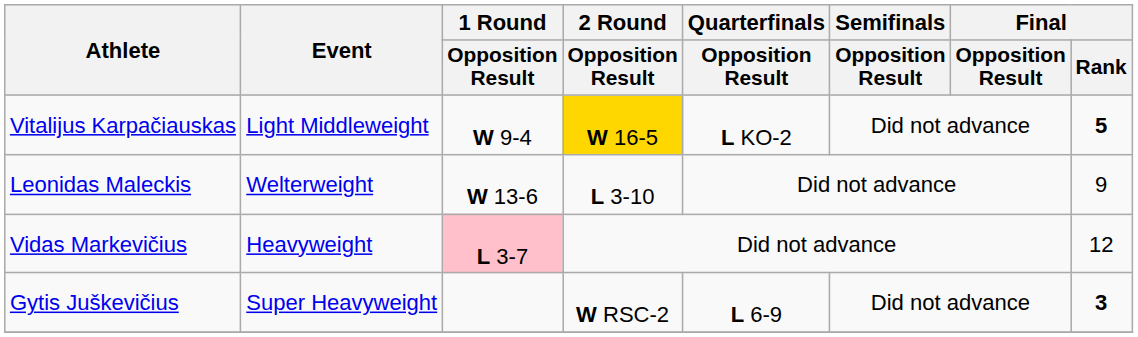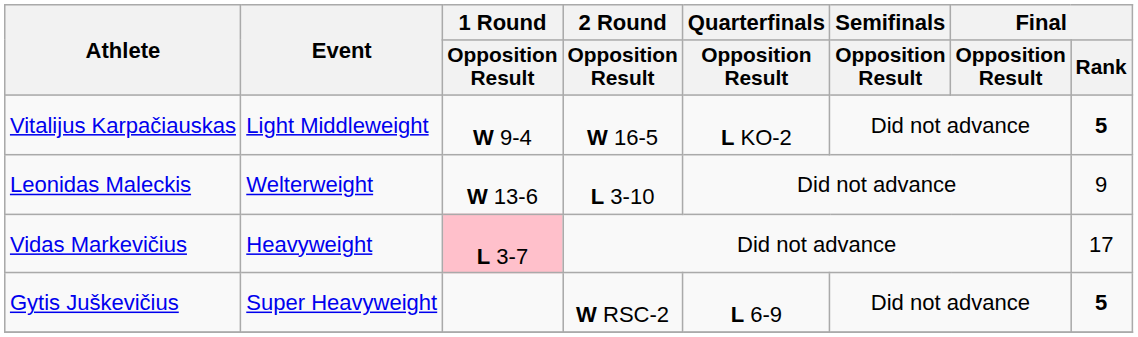(623, 138) gold background -> (623, 138) no background
(1101, 244) 12 -> (1101, 244) 17
(1101, 303) 3 -> (1101, 303) 5
